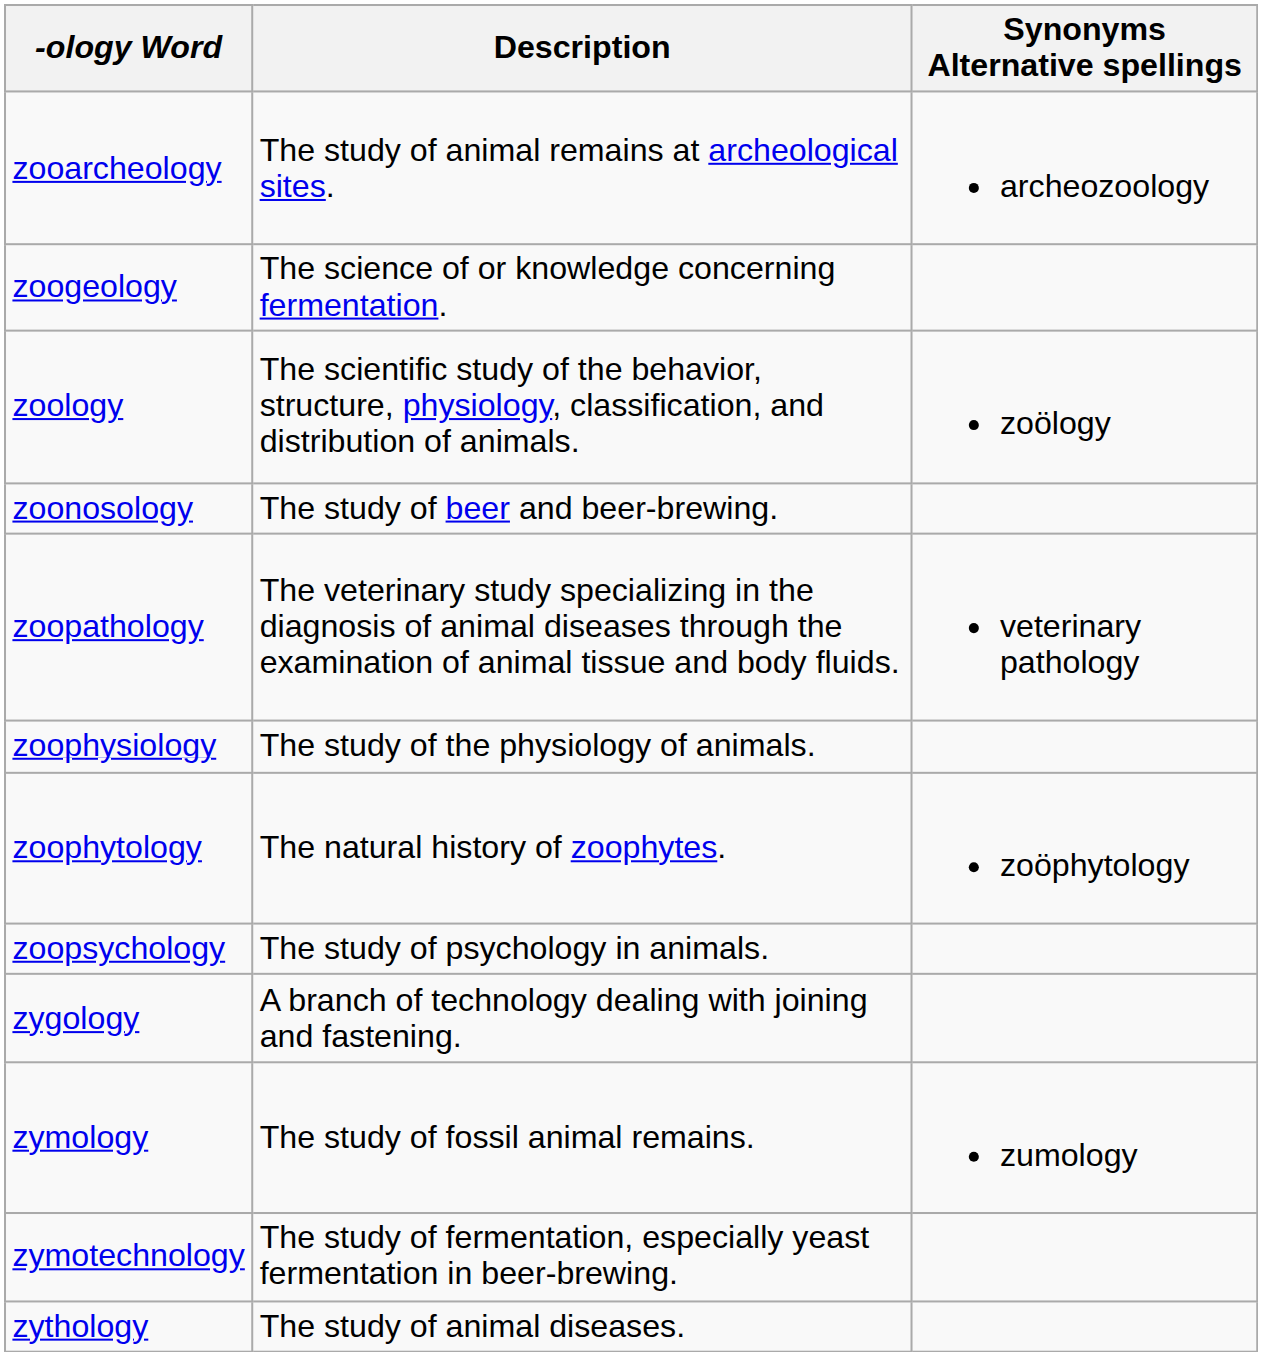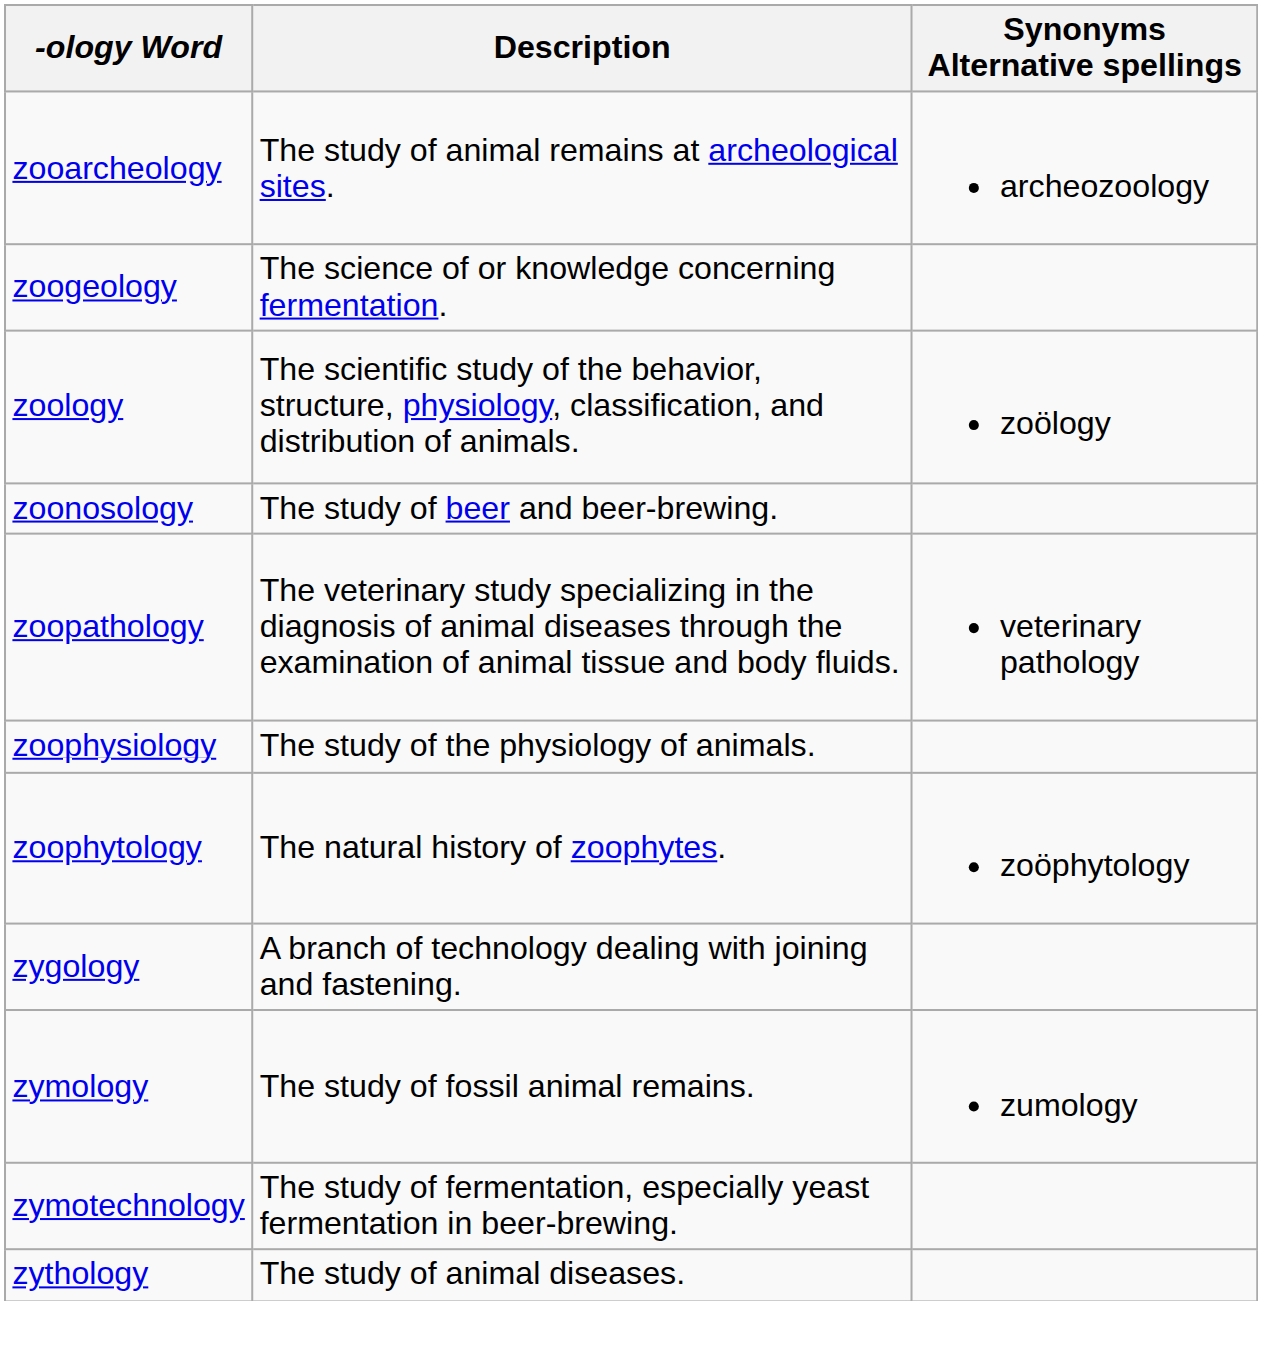- row: (119, 948)
